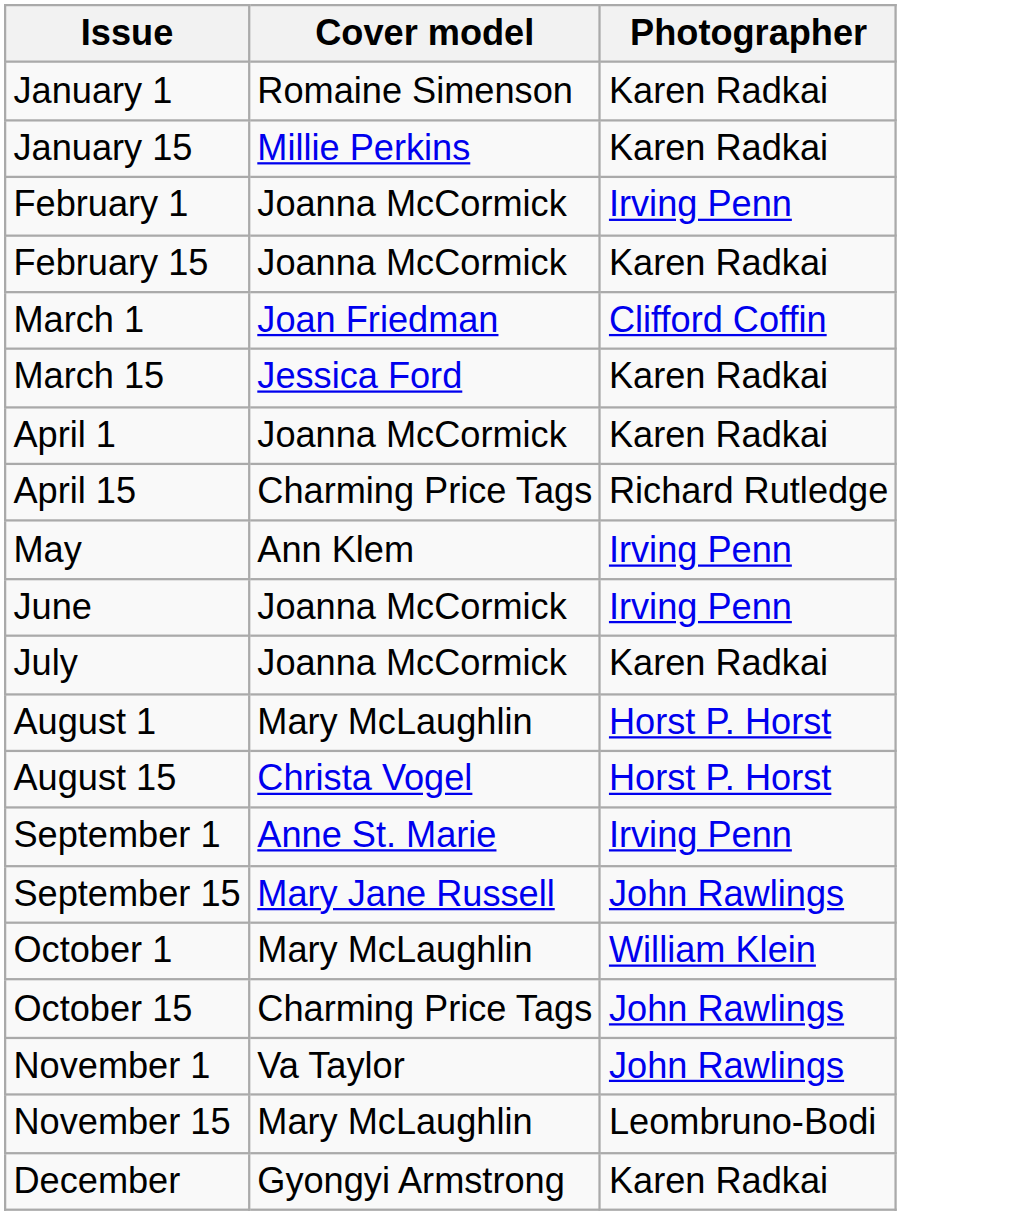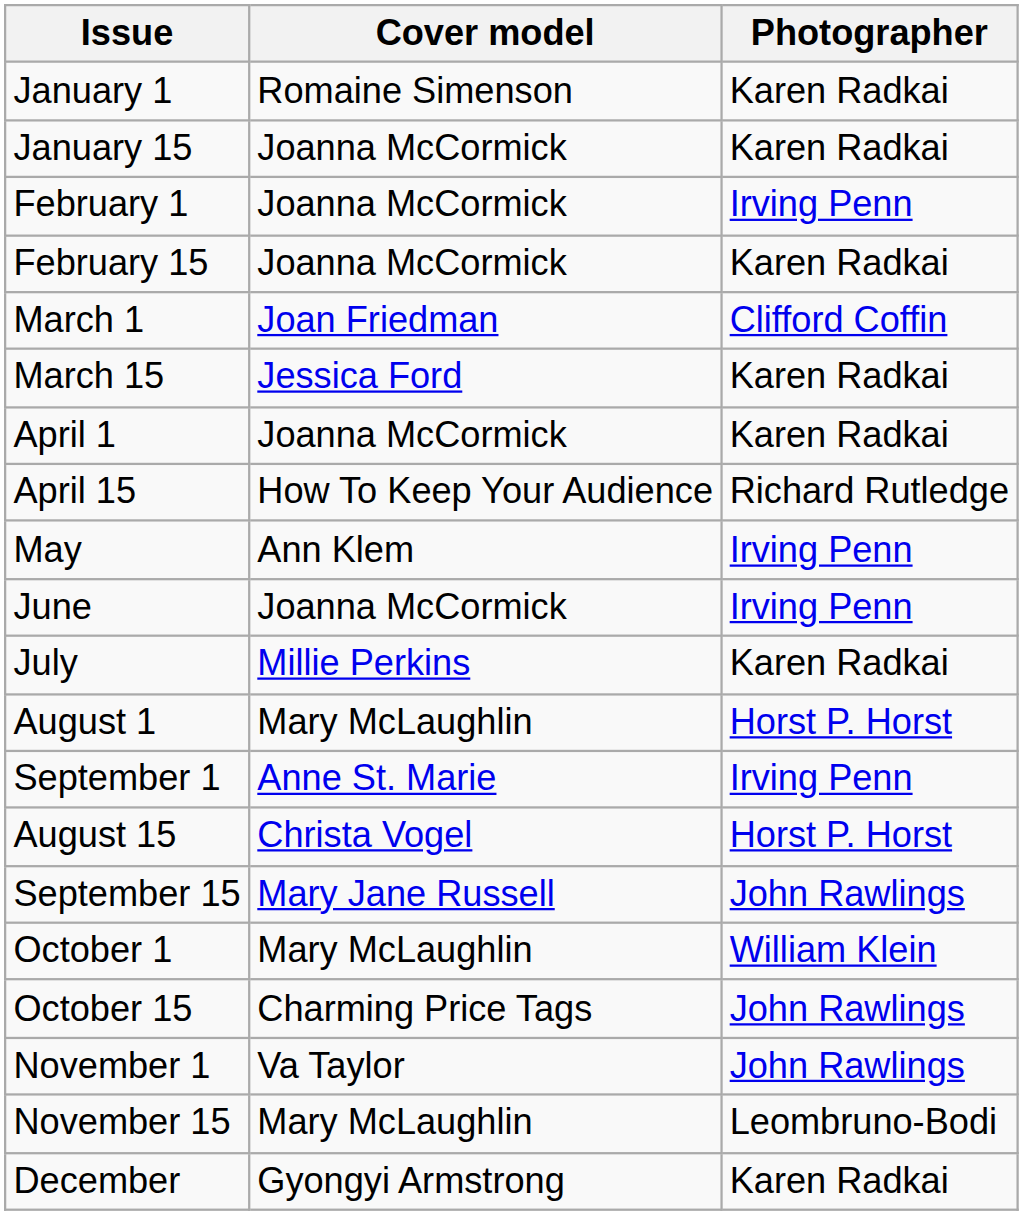(364, 147) Millie Perkins -> (412, 147) Joanna McCormick
(425, 491) Charming Price Tags -> (485, 491) How To Keep Your Audience
(412, 663) Joanna McCormick -> (364, 663) Millie Perkins
rows swapped: (95, 778) <-> (117, 836)
